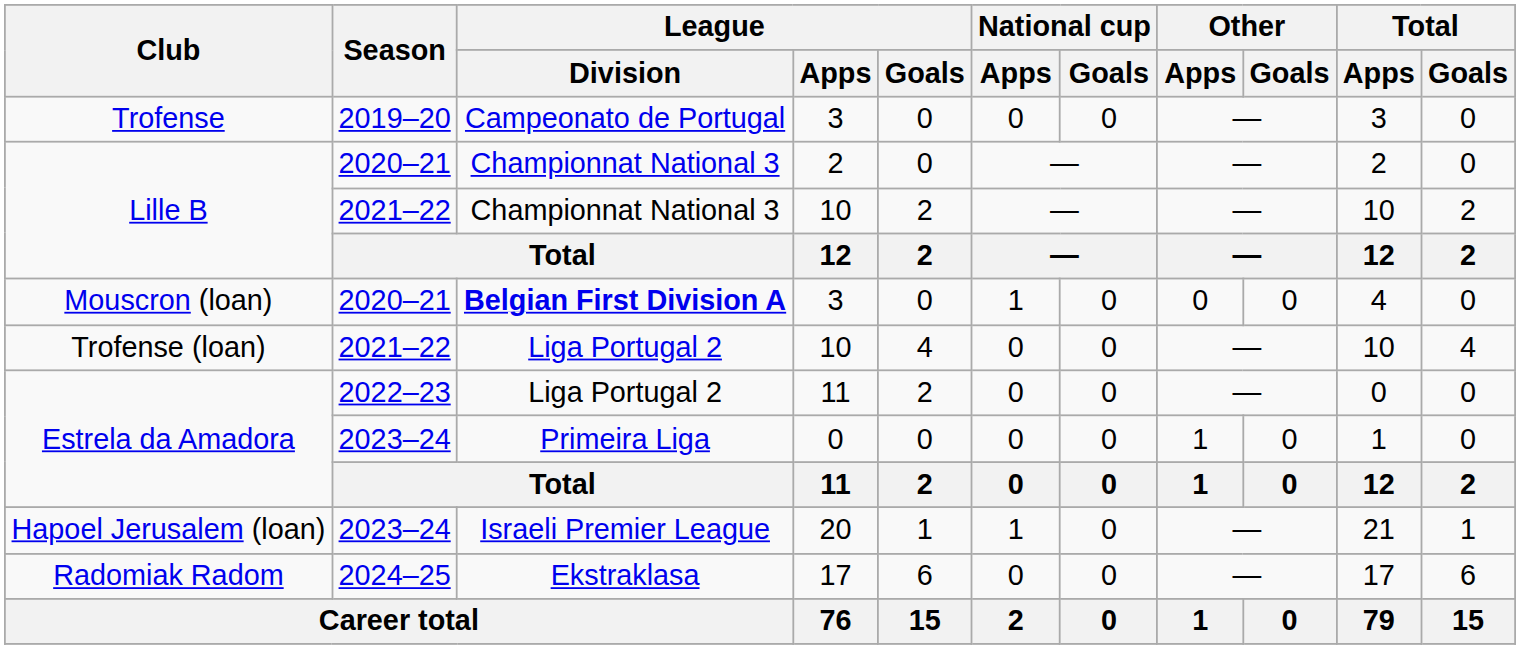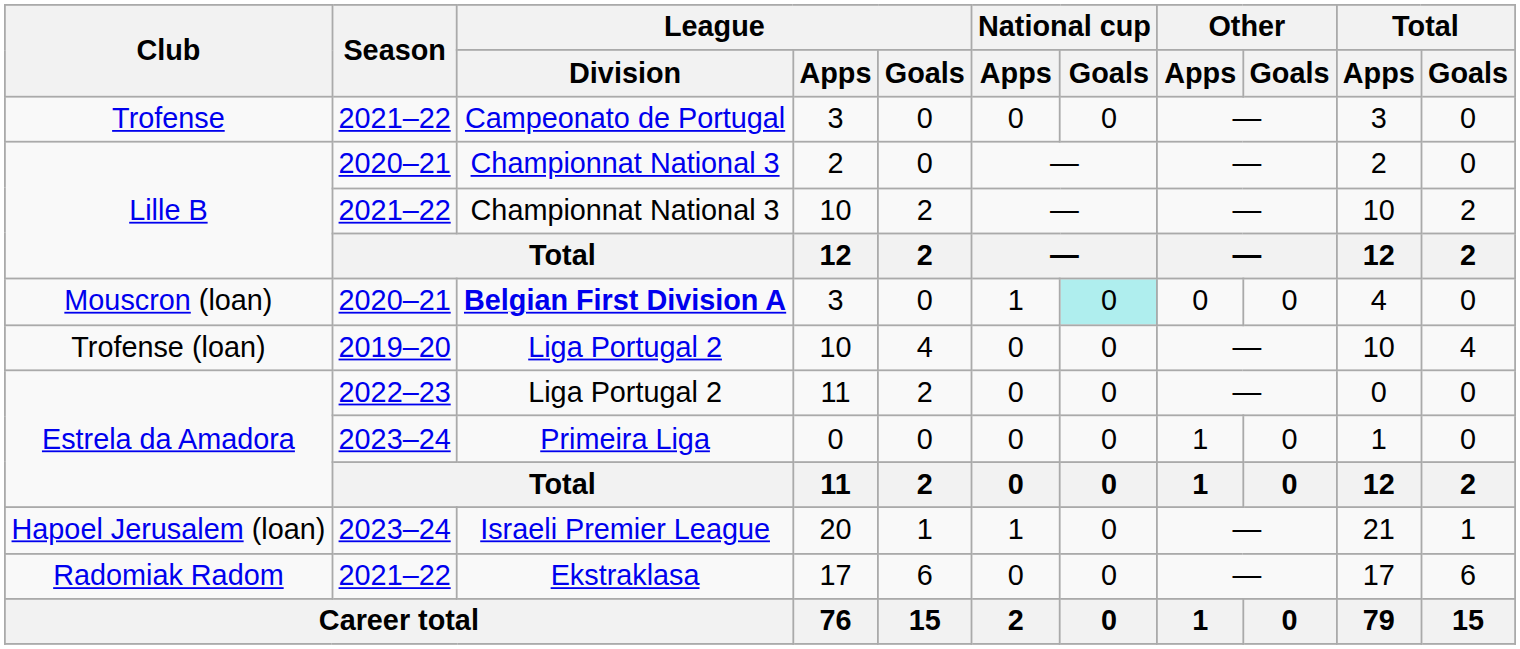(395, 118) 2019–20 -> (395, 118) 2021–22
(1109, 301) no background -> (1109, 301) paleturquoise background
(395, 347) 2021–22 -> (395, 347) 2019–20
(395, 575) 2024–25 -> (395, 575) 2021–22
